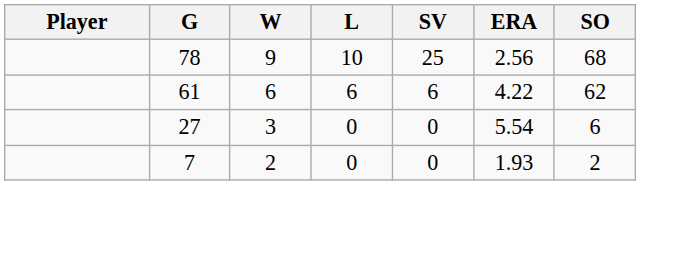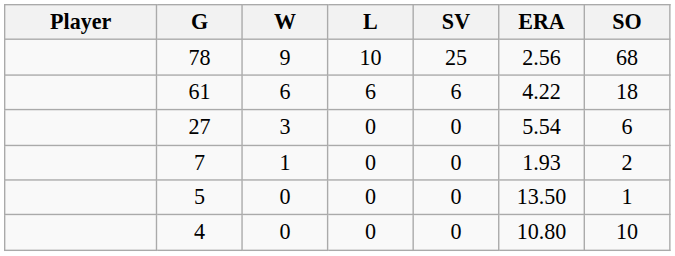(595, 92) 62 -> (627, 92) 18
(271, 162) 2 -> (285, 162) 1
+ row: (199, 197)
+ row: (199, 232)
